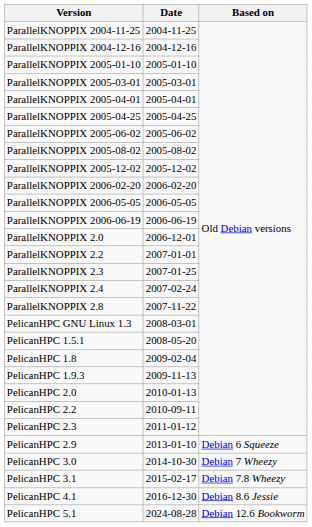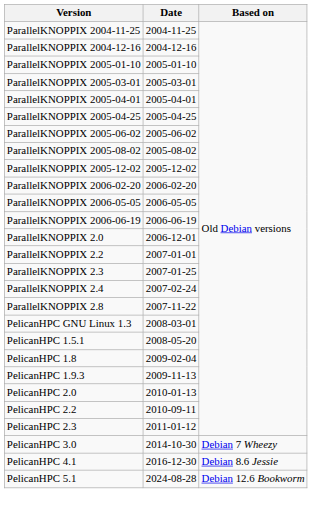- row: (42, 444)
- row: (42, 479)
